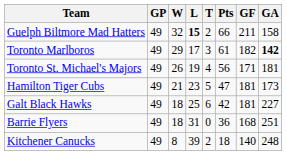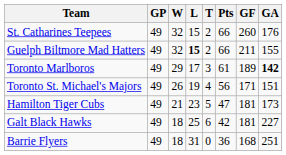+ row: (59, 31)
(270, 31) 158 -> (270, 50) 155
(247, 50) 182 -> (247, 68) 189
(270, 68) 181 -> (270, 86) 151
- row: (51, 141)
